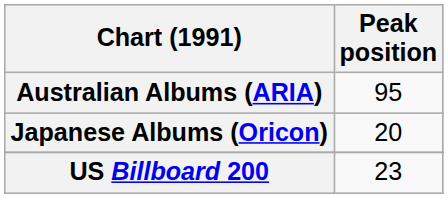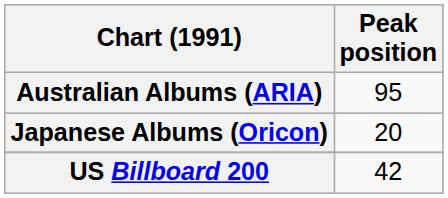(388, 172) 23 -> (388, 172) 42
